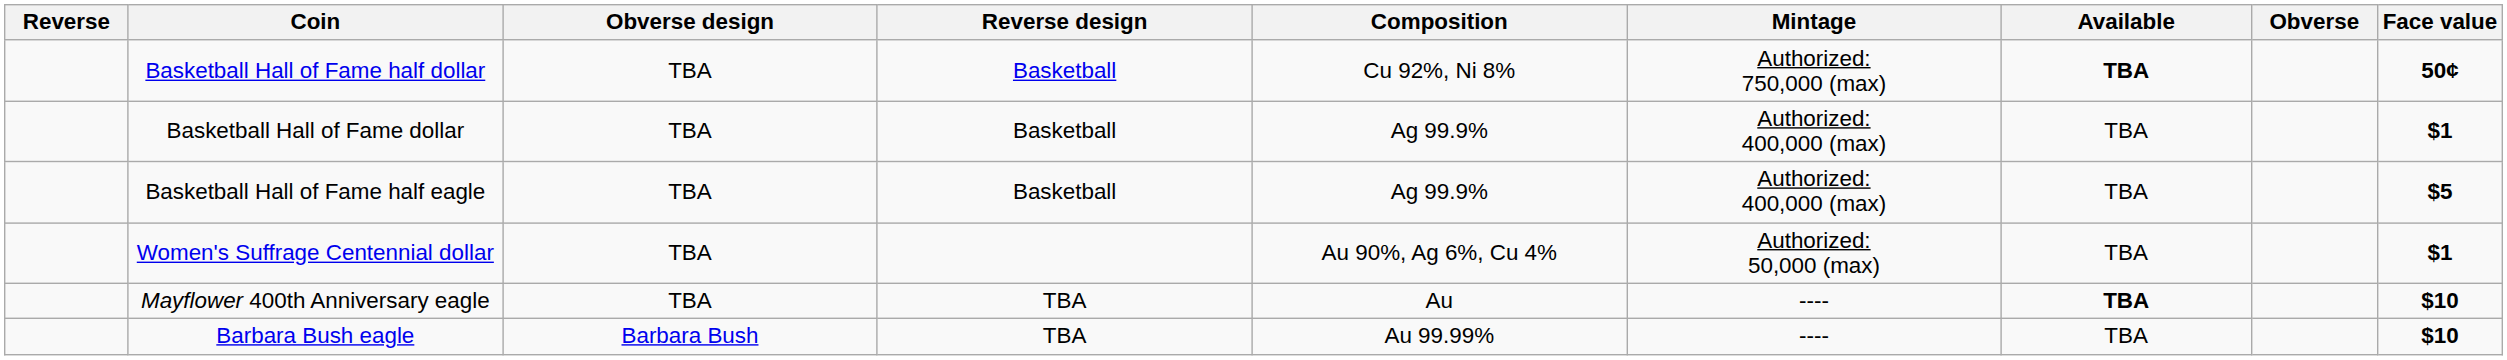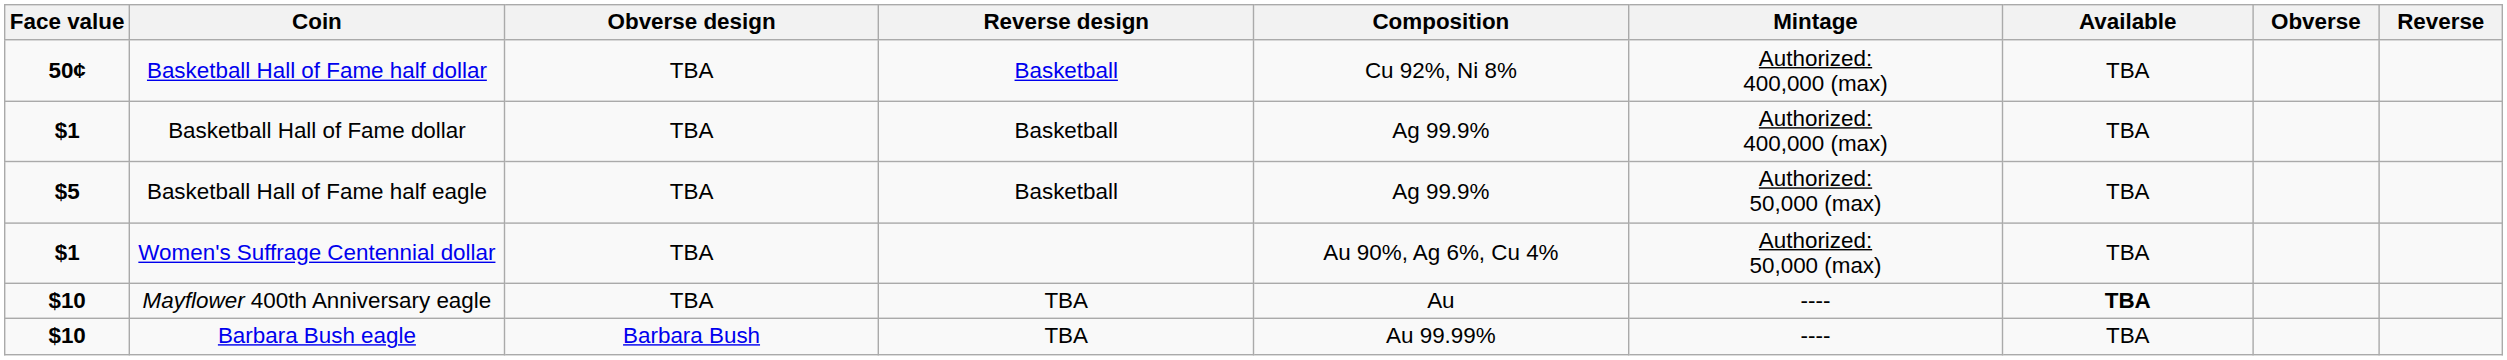columns swapped: (2440, 22) <-> (66, 22)
(1814, 70) Authorized: 750,000 (max) -> (1816, 70) Authorized: 400,000 (max)
(2126, 70) bold -> (2128, 70) normal
(1814, 191) Authorized: 400,000 (max) -> (1816, 191) Authorized: 50,000 (max)
